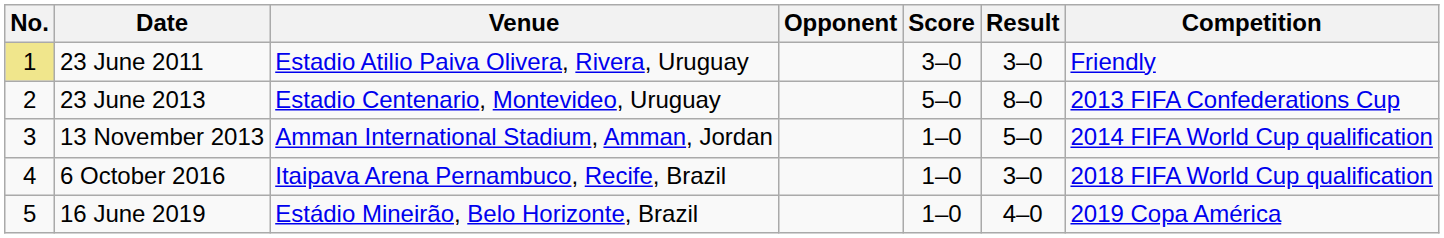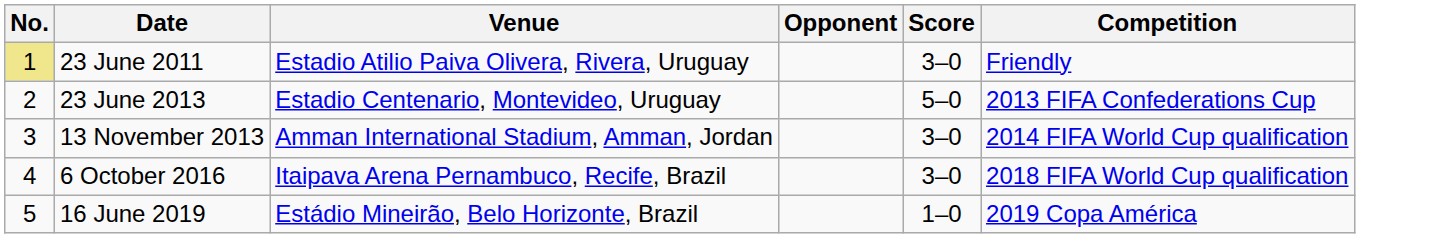- column: (1023, 23)
(942, 137) 1–0 -> (942, 137) 3–0
(942, 175) 1–0 -> (942, 175) 3–0
